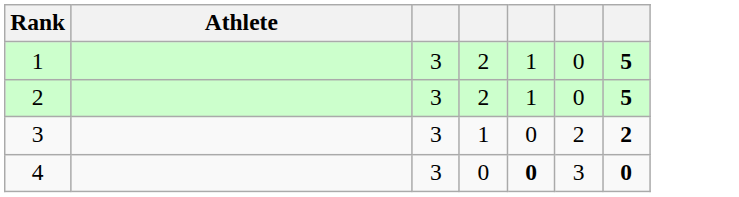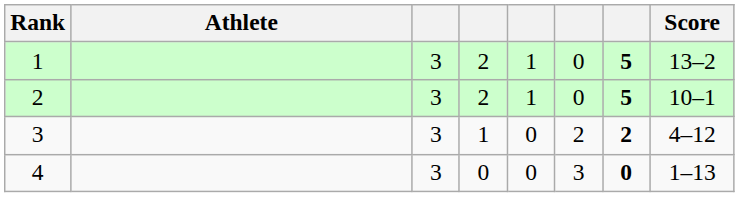+ column: (692, 23)
(531, 172) bold -> (531, 172) normal
